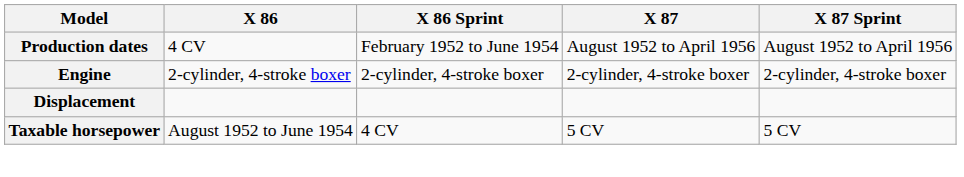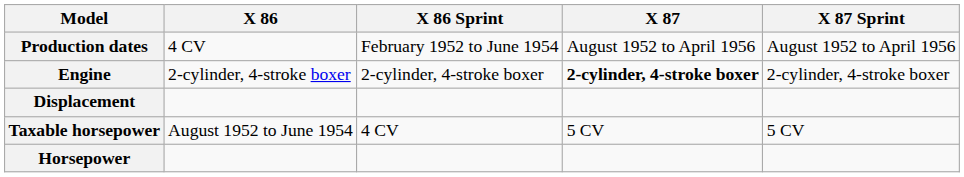(658, 74) normal -> (663, 74) bold
+ row: (84, 158)
